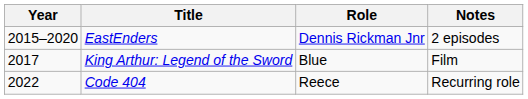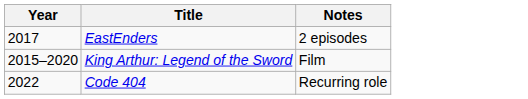- column: (362, 15)
(43, 37) 2015–2020 -> (23, 37) 2017
(23, 60) 2017 -> (43, 60) 2015–2020
